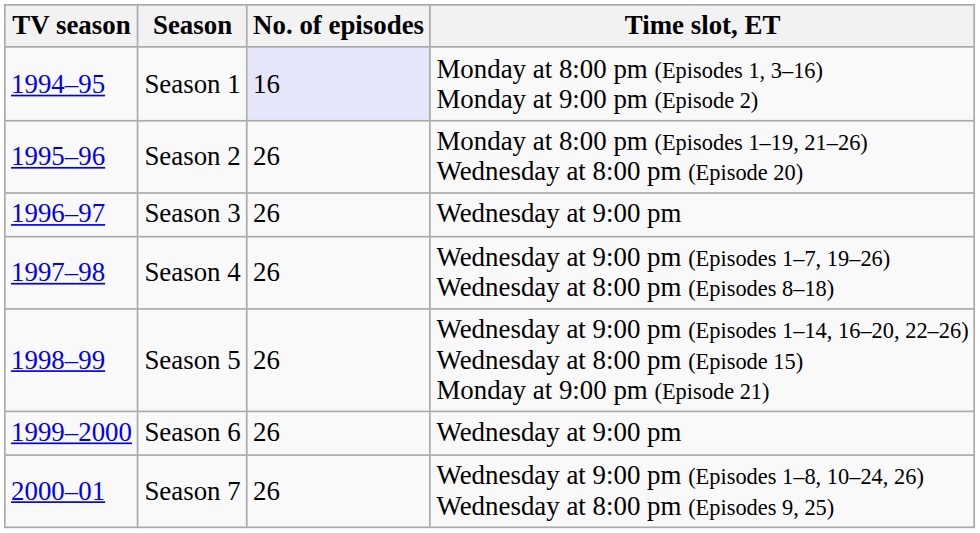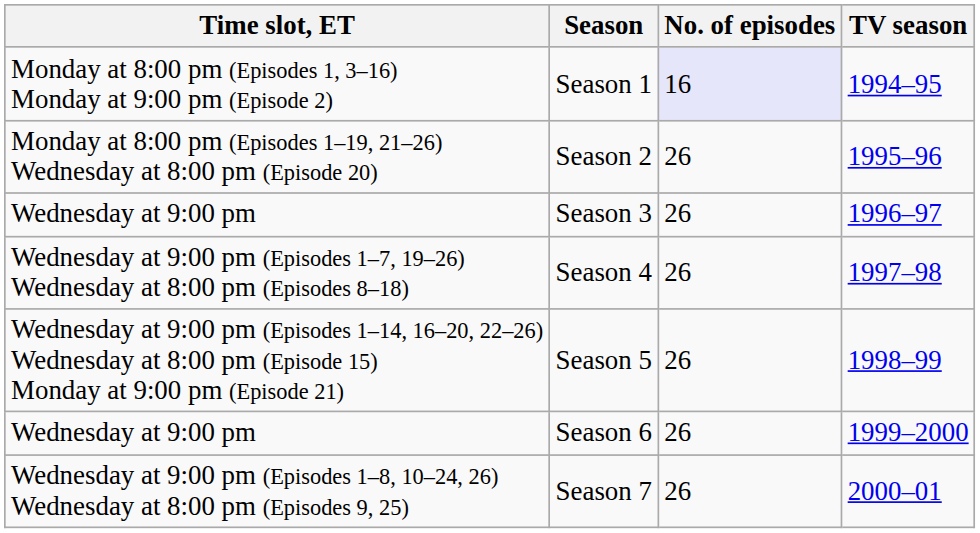columns swapped: (72, 25) <-> (703, 25)
